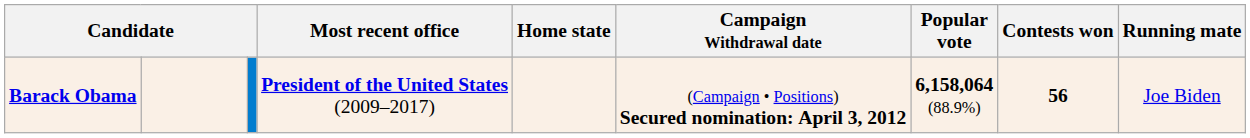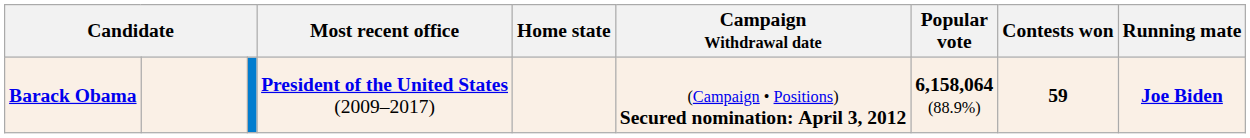(1058, 94) 56 -> (1058, 94) 59
(1182, 94) normal -> (1182, 94) bold
